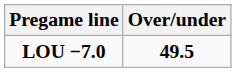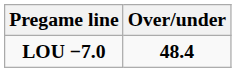(177, 51) 49.5 -> (177, 51) 48.4
